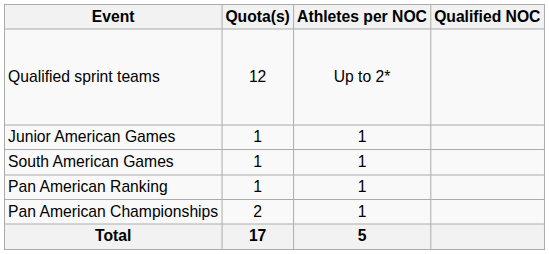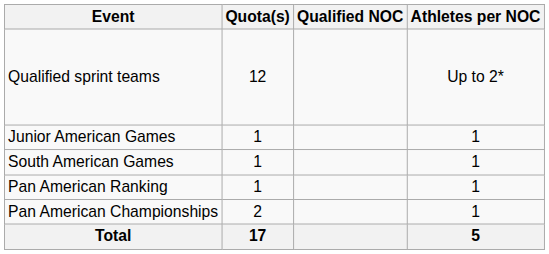columns swapped: (487, 16) <-> (362, 16)
